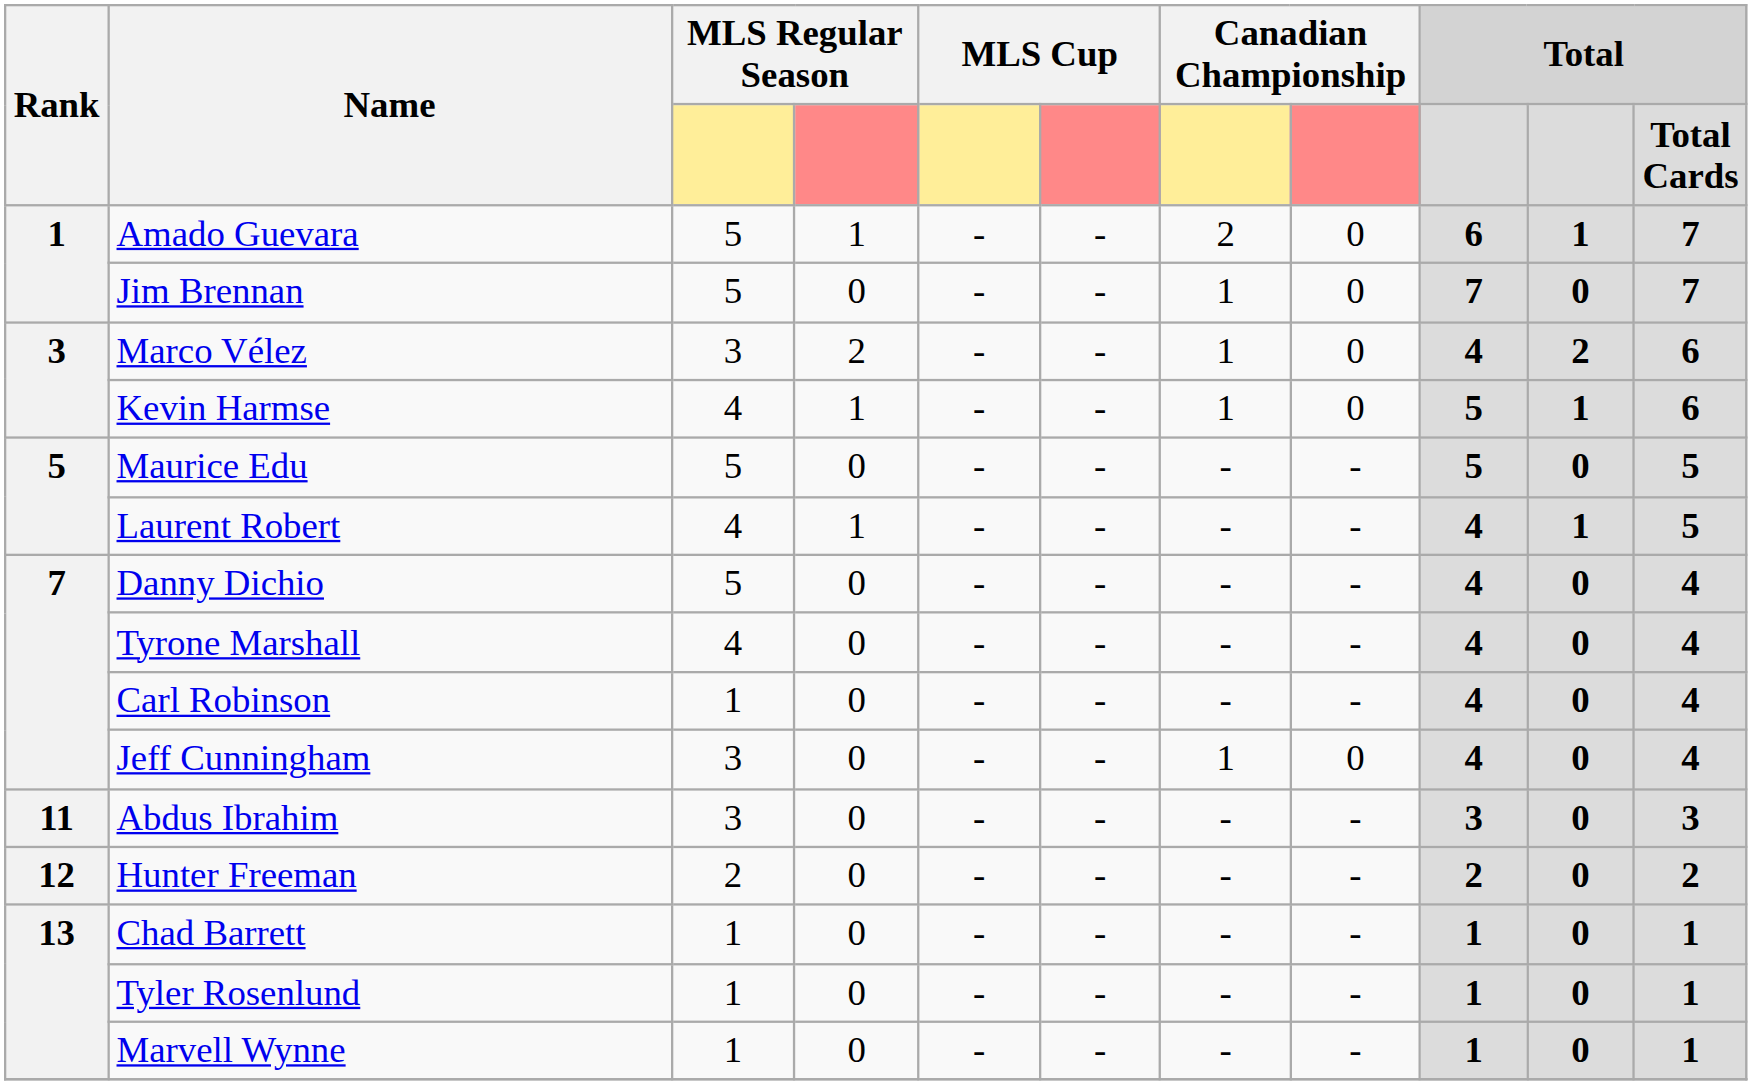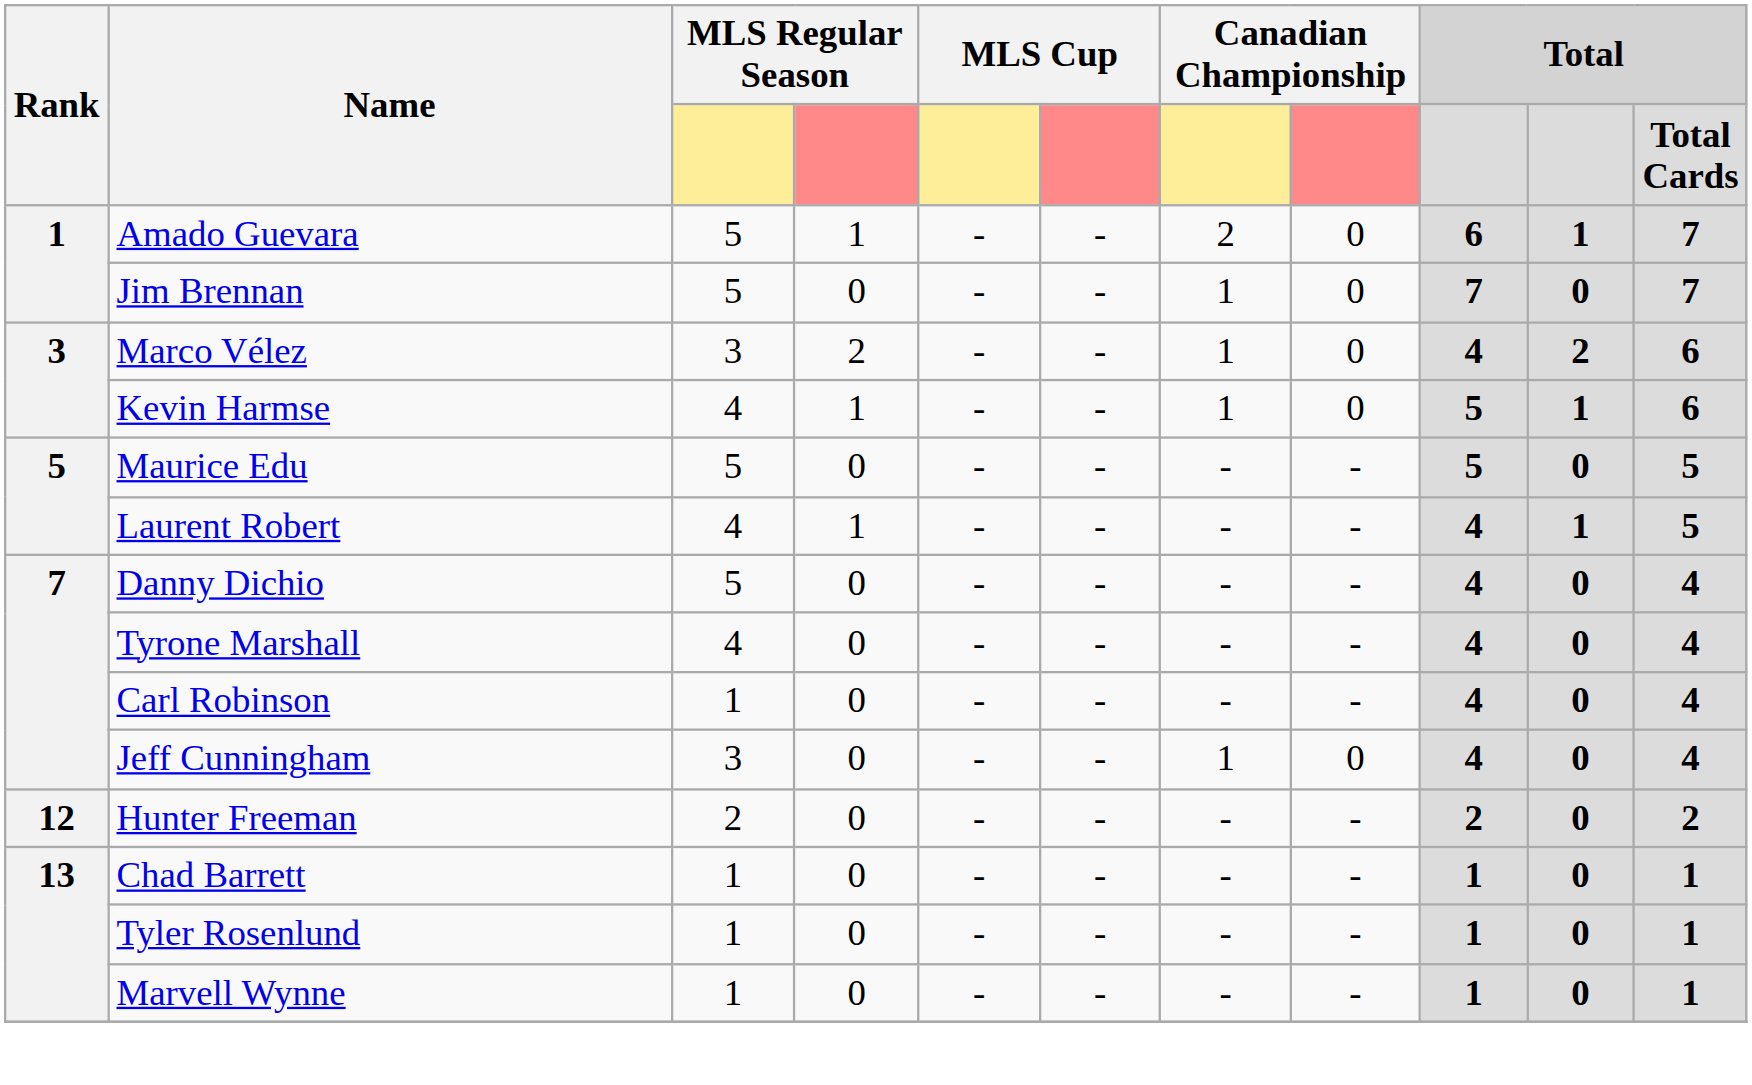- row: (227, 816)
